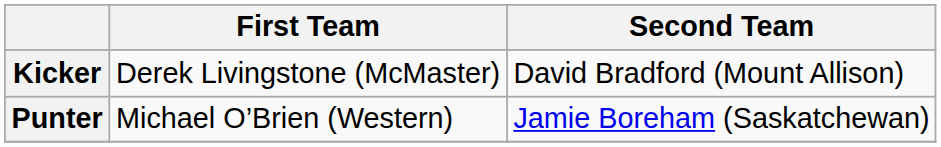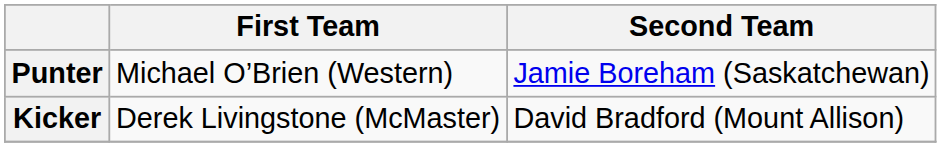rows swapped: (57, 73) <-> (57, 118)
